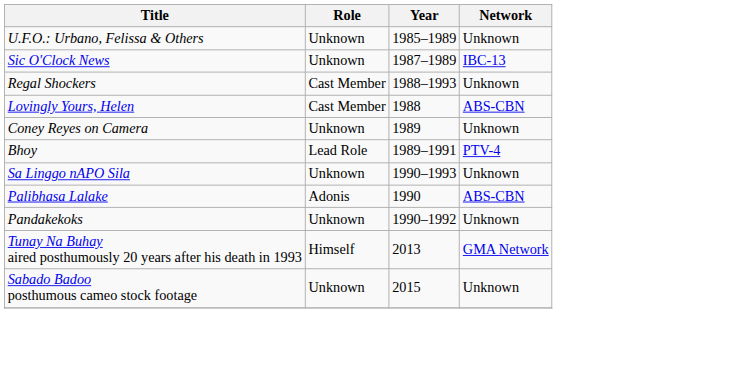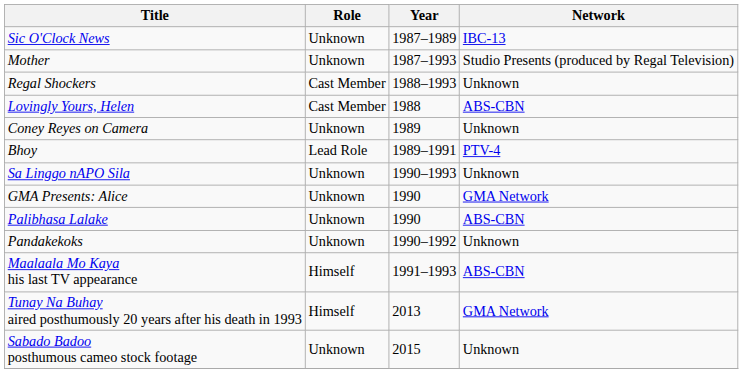- row: (106, 38)
+ row: (29, 60)
+ row: (68, 196)
(329, 196) Adonis -> (337, 219) Unknown
+ row: (73, 272)
